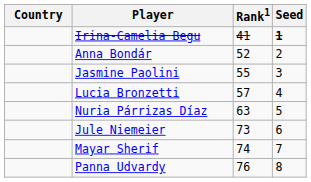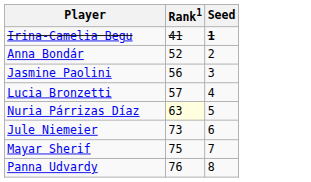- column: (38, 15)
(243, 73) 55 -> (175, 73) 56
(243, 111) no background -> (175, 111) lightyellow background
(243, 149) 74 -> (175, 149) 75
